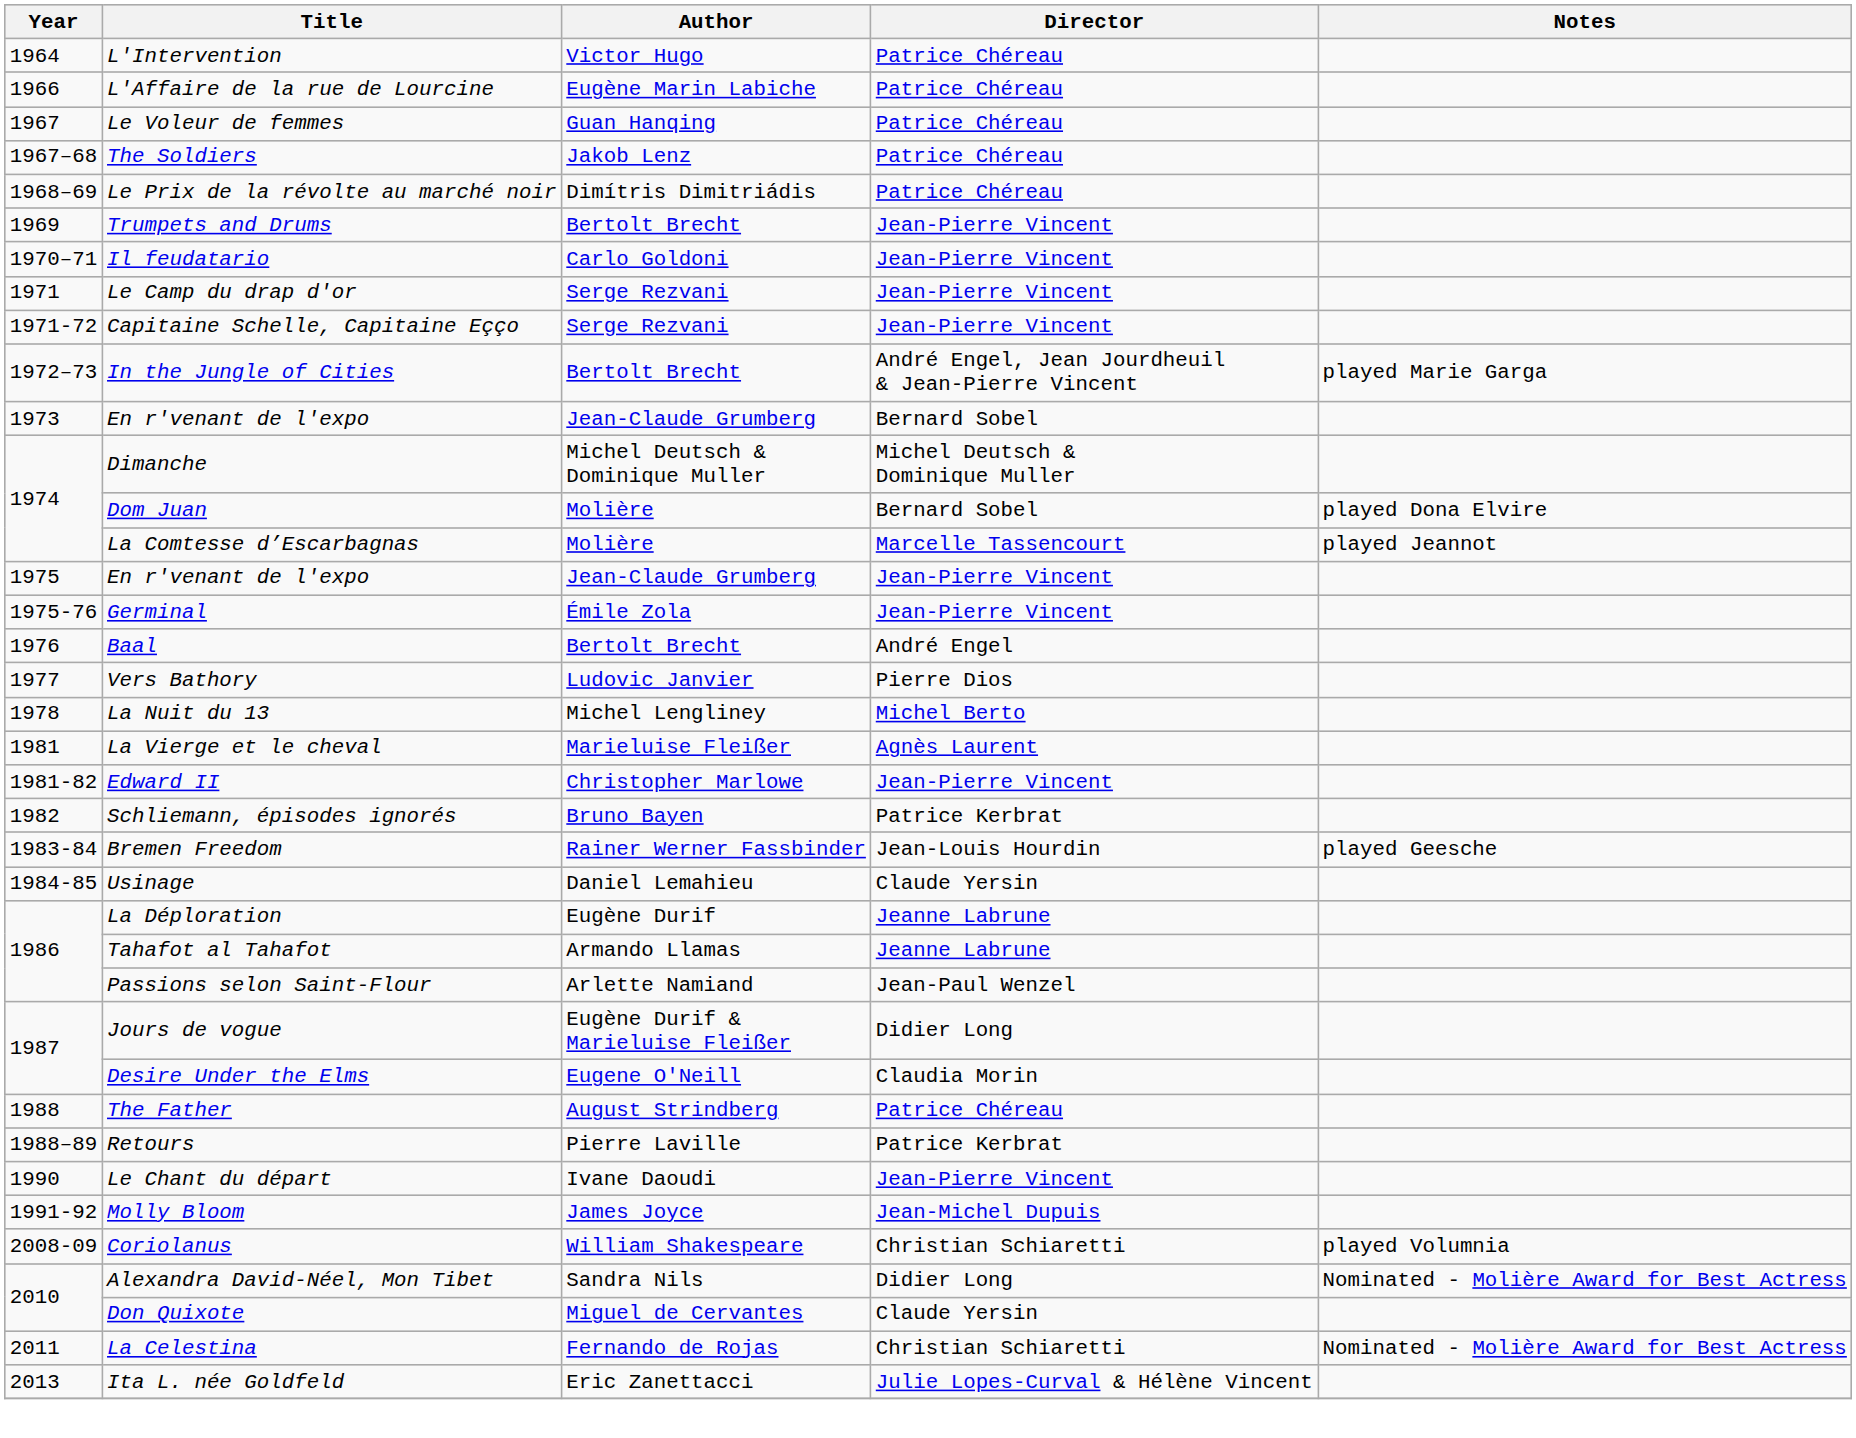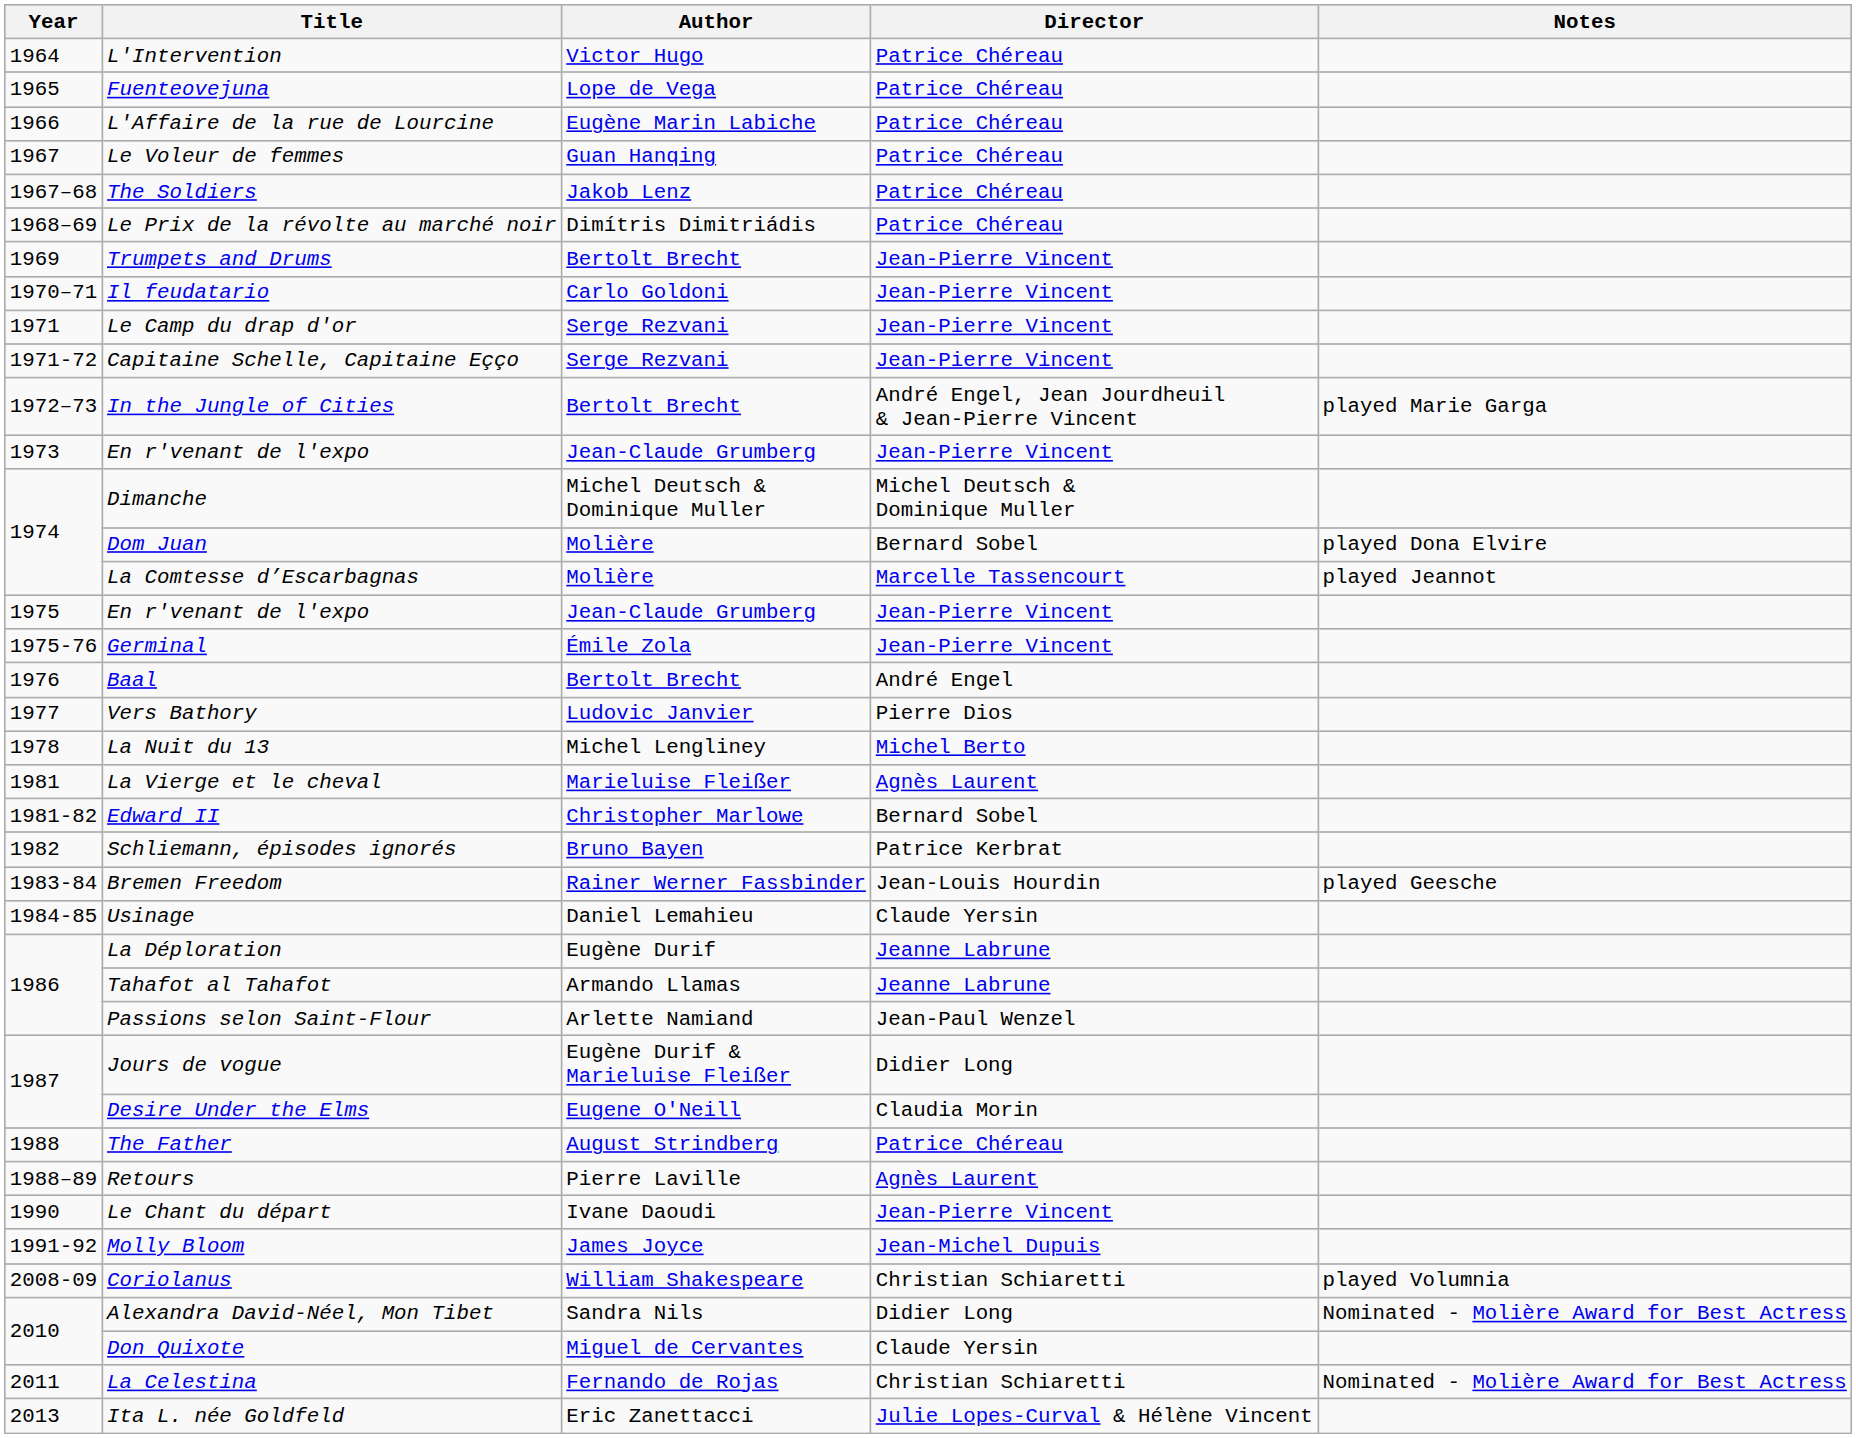+ row: (35, 90)
(957, 419) Bernard Sobel -> (994, 453) Jean-Pierre Vincent
(994, 782) Jean-Pierre Vincent -> (957, 816) Bernard Sobel
(969, 1145) Patrice Kerbrat -> (957, 1179) Agnès Laurent
